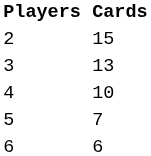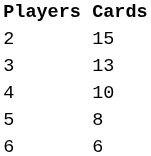(98, 120) 7 -> (98, 120) 8
